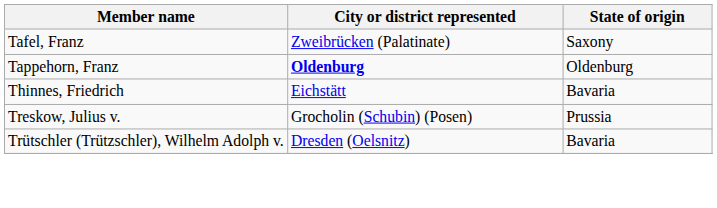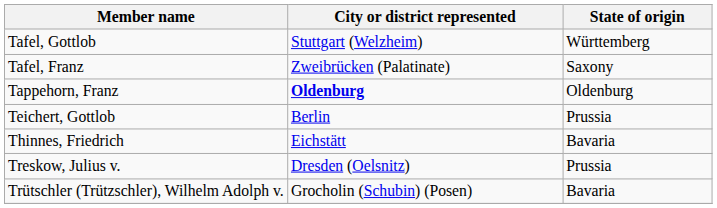+ row: (52, 41)
+ row: (62, 116)
(382, 116) Grocholin (Schubin) (Posen) -> (350, 166) Dresden (Oelsnitz)
(350, 141) Dresden (Oelsnitz) -> (382, 191) Grocholin (Schubin) (Posen)
